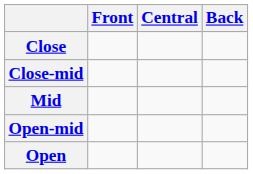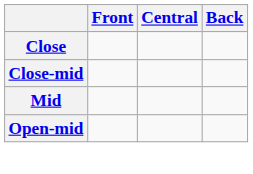- row: (46, 155)
